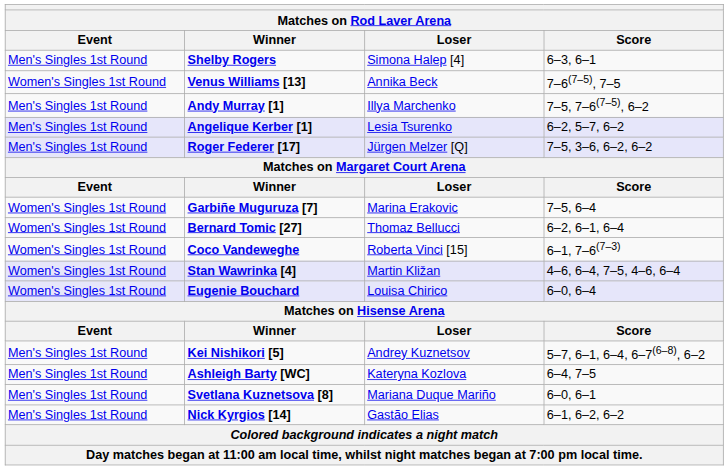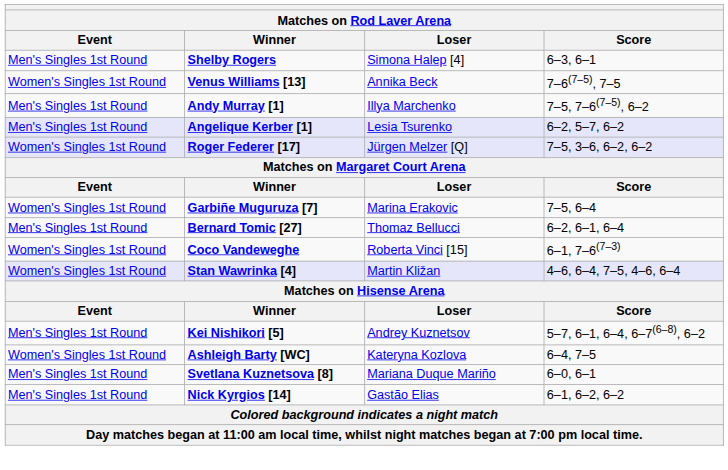(78, 147) Men's Singles 1st Round -> (87, 147) Women's Singles 1st Round
(87, 227) Women's Singles 1st Round -> (78, 227) Men's Singles 1st Round
- row: (243, 291)
(78, 374) Men's Singles 1st Round -> (87, 354) Women's Singles 1st Round
